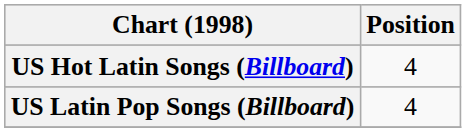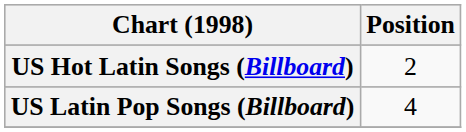(411, 65) 4 -> (411, 65) 2
